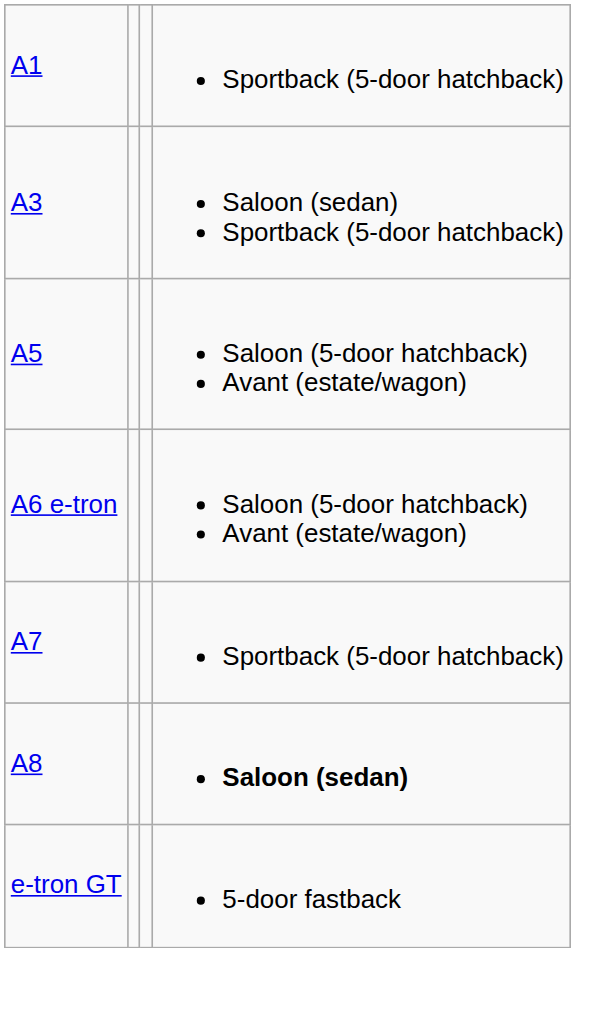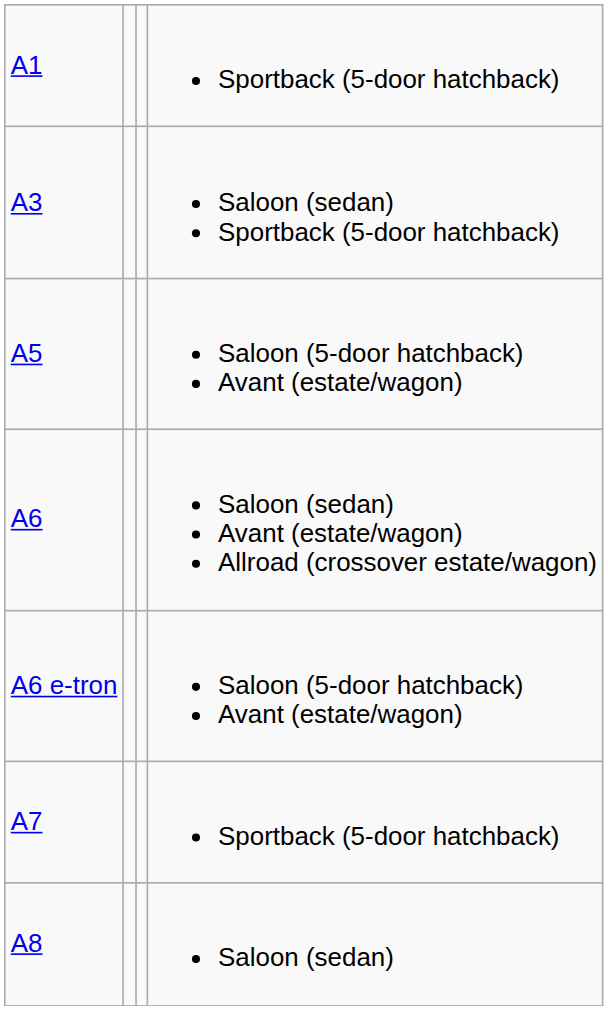+ row: (27, 519)
(361, 778) bold -> (375, 959) normal
- row: (66, 885)
